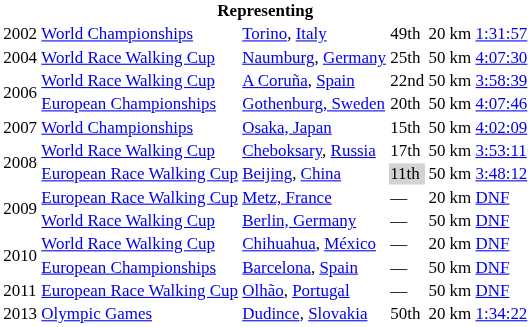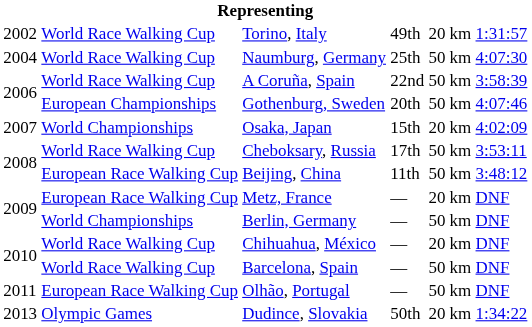(117, 34) World Championships -> (128, 34) World Race Walking Cup
(450, 127) 50 km -> (450, 127) 20 km
(405, 173) lightgrey background -> (405, 173) no background
(128, 220) World Race Walking Cup -> (117, 220) World Championships
(129, 267) European Championships -> (128, 267) World Race Walking Cup
